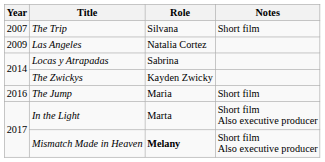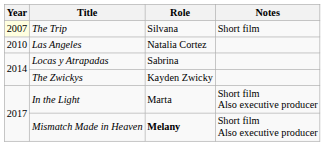(17, 28) no background -> (17, 28) lightyellow background
(17, 45) 2009 -> (17, 45) 2010
- row: (52, 93)
